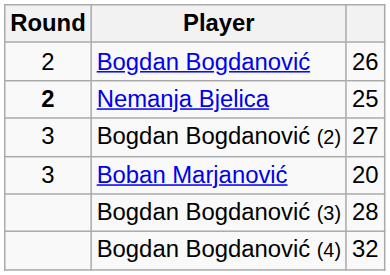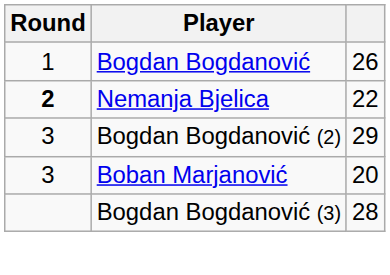(48, 61) 2 -> (48, 61) 1
(365, 99) 25 -> (365, 99) 22
(365, 136) 27 -> (365, 136) 29
- row: (219, 250)
